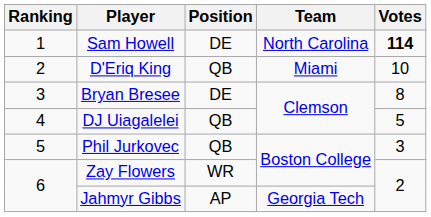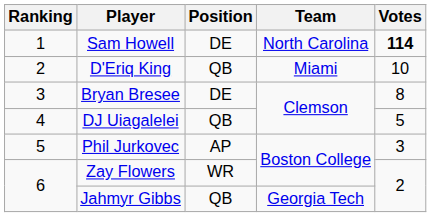(221, 146) QB -> (221, 146) AP
(221, 198) AP -> (221, 198) QB
